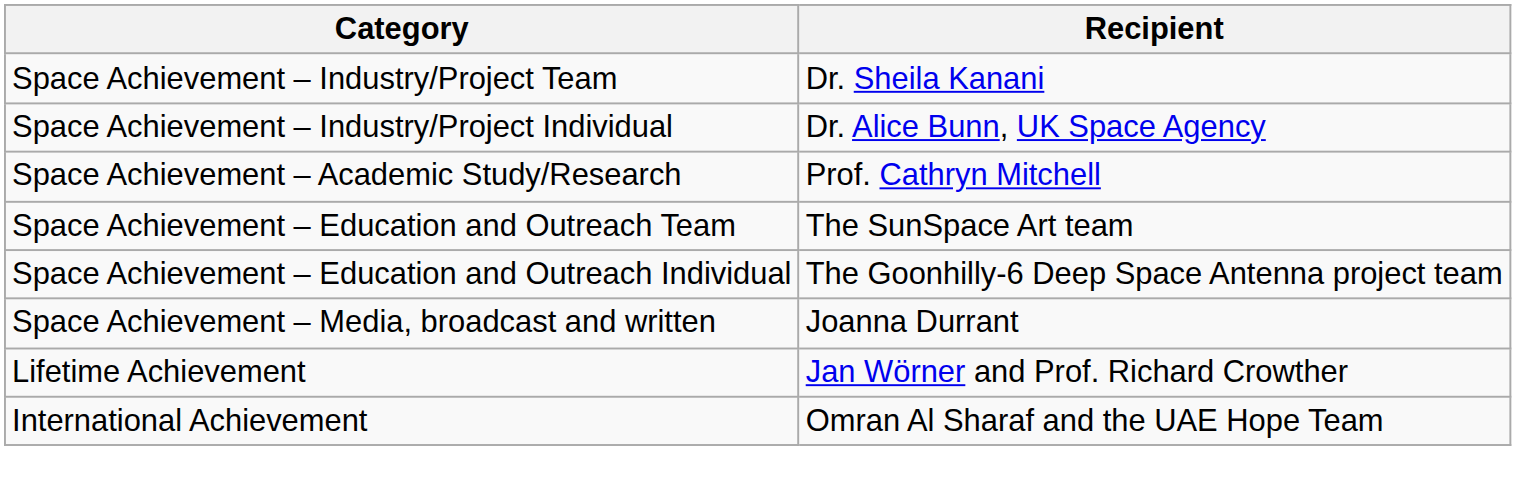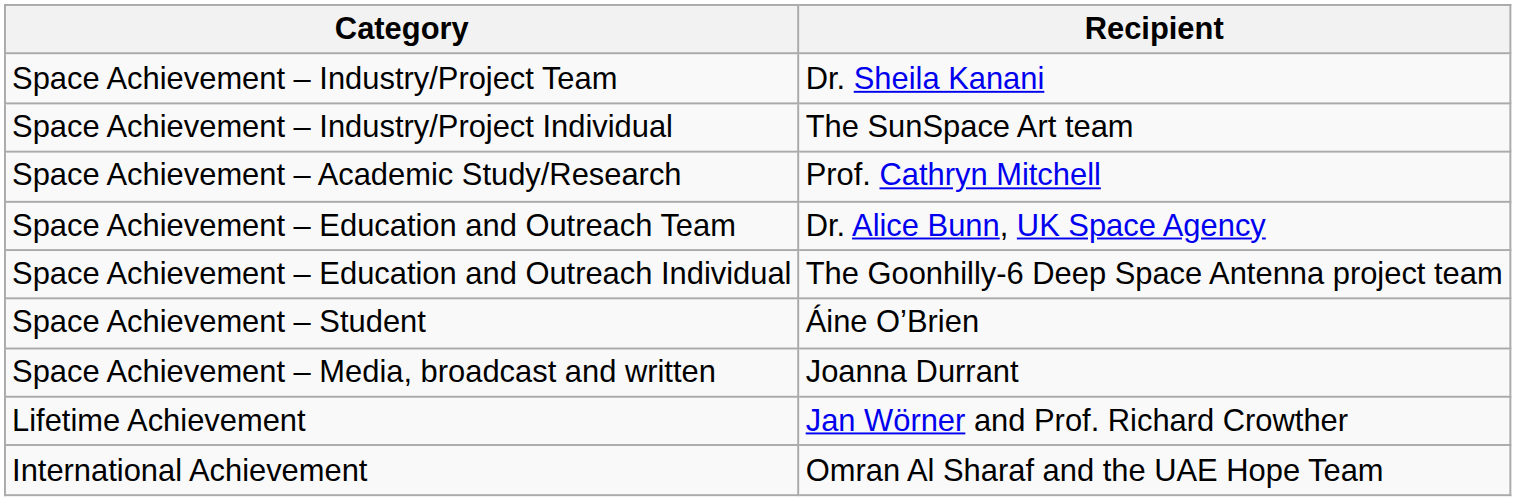(1036, 126) Dr. Alice Bunn, UK Space Agency -> (970, 126) The SunSpace Art team
(970, 224) The SunSpace Art team -> (1036, 224) Dr. Alice Bunn, UK Space Agency
+ row: (219, 322)
